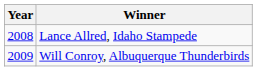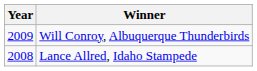rows swapped: (118, 35) <-> (144, 55)
